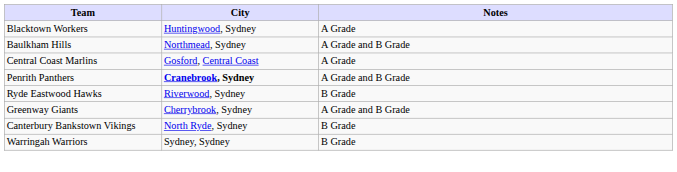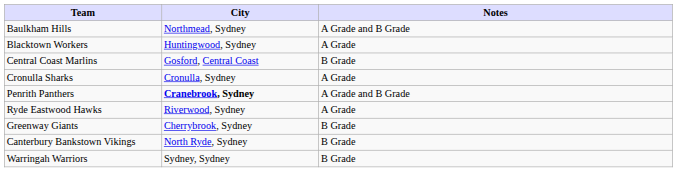rows swapped: (47, 28) <-> (39, 45)
(338, 61) A Grade -> (338, 61) B Grade
+ row: (40, 77)
(338, 93) B Grade -> (338, 110) A Grade
(365, 110) A Grade and B Grade -> (338, 126) B Grade
